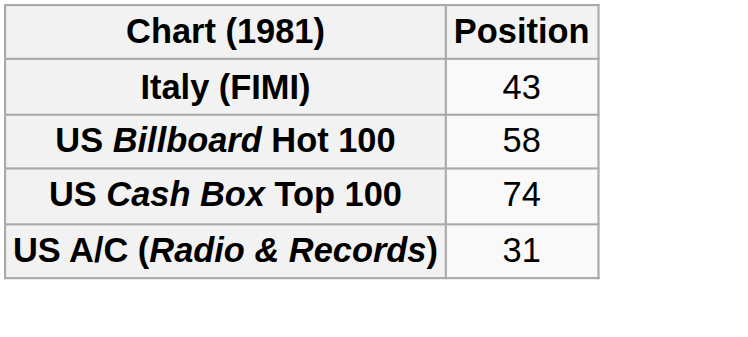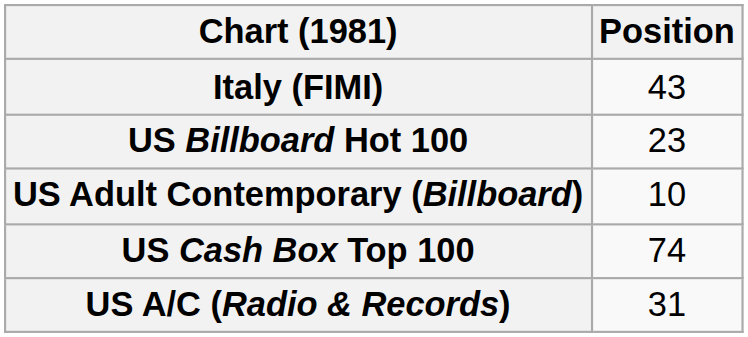(522, 140) 58 -> (667, 140) 23
+ row: (298, 195)
